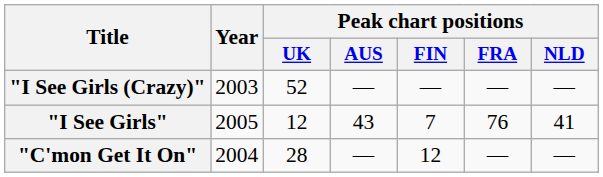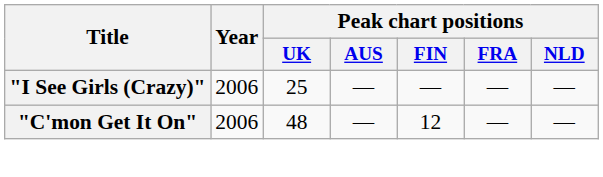(237, 87) 2003 -> (237, 87) 2006
(297, 87) 52 -> (297, 87) 25
- row: (108, 121)
(237, 155) 2004 -> (237, 121) 2006
(297, 155) 28 -> (297, 121) 48
